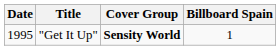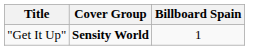- column: (20, 14)
